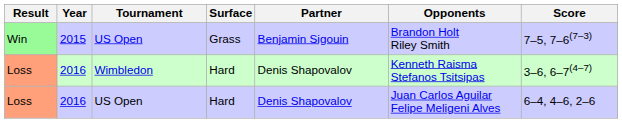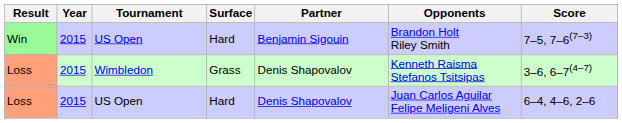(225, 38) Grass -> (222, 38) Hard
(73, 70) 2016 -> (73, 70) 2015
(222, 70) Hard -> (225, 70) Grass
(73, 102) 2016 -> (73, 102) 2015
